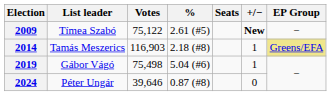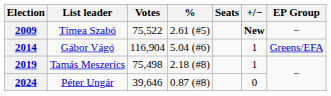(148, 30) 75,122 -> (148, 30) 75,522
(87, 47) Tamás Meszerics -> (87, 47) Gábor Vágó
(148, 47) 116,903 -> (148, 47) 116,904
(190, 47) 2.18 (#8) -> (190, 47) 5.04 (#6)
(296, 47) khaki background -> (296, 47) no background
(87, 64) Gábor Vágó -> (87, 64) Tamás Meszerics
(190, 64) 5.04 (#6) -> (190, 64) 2.18 (#8)
